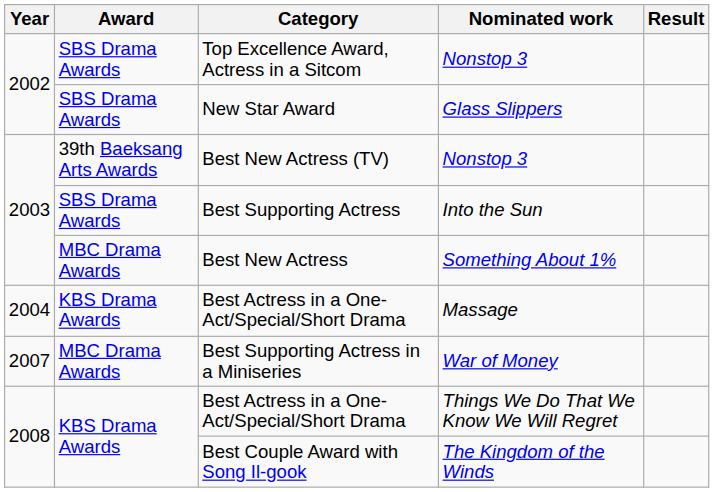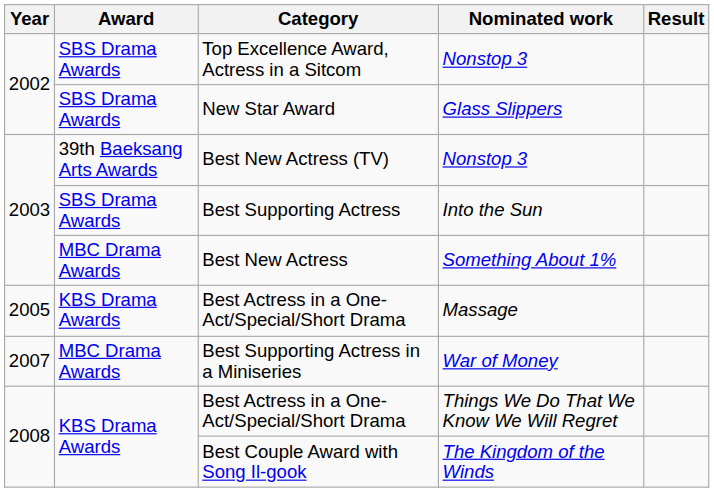(30, 310) 2004 -> (30, 310) 2005
